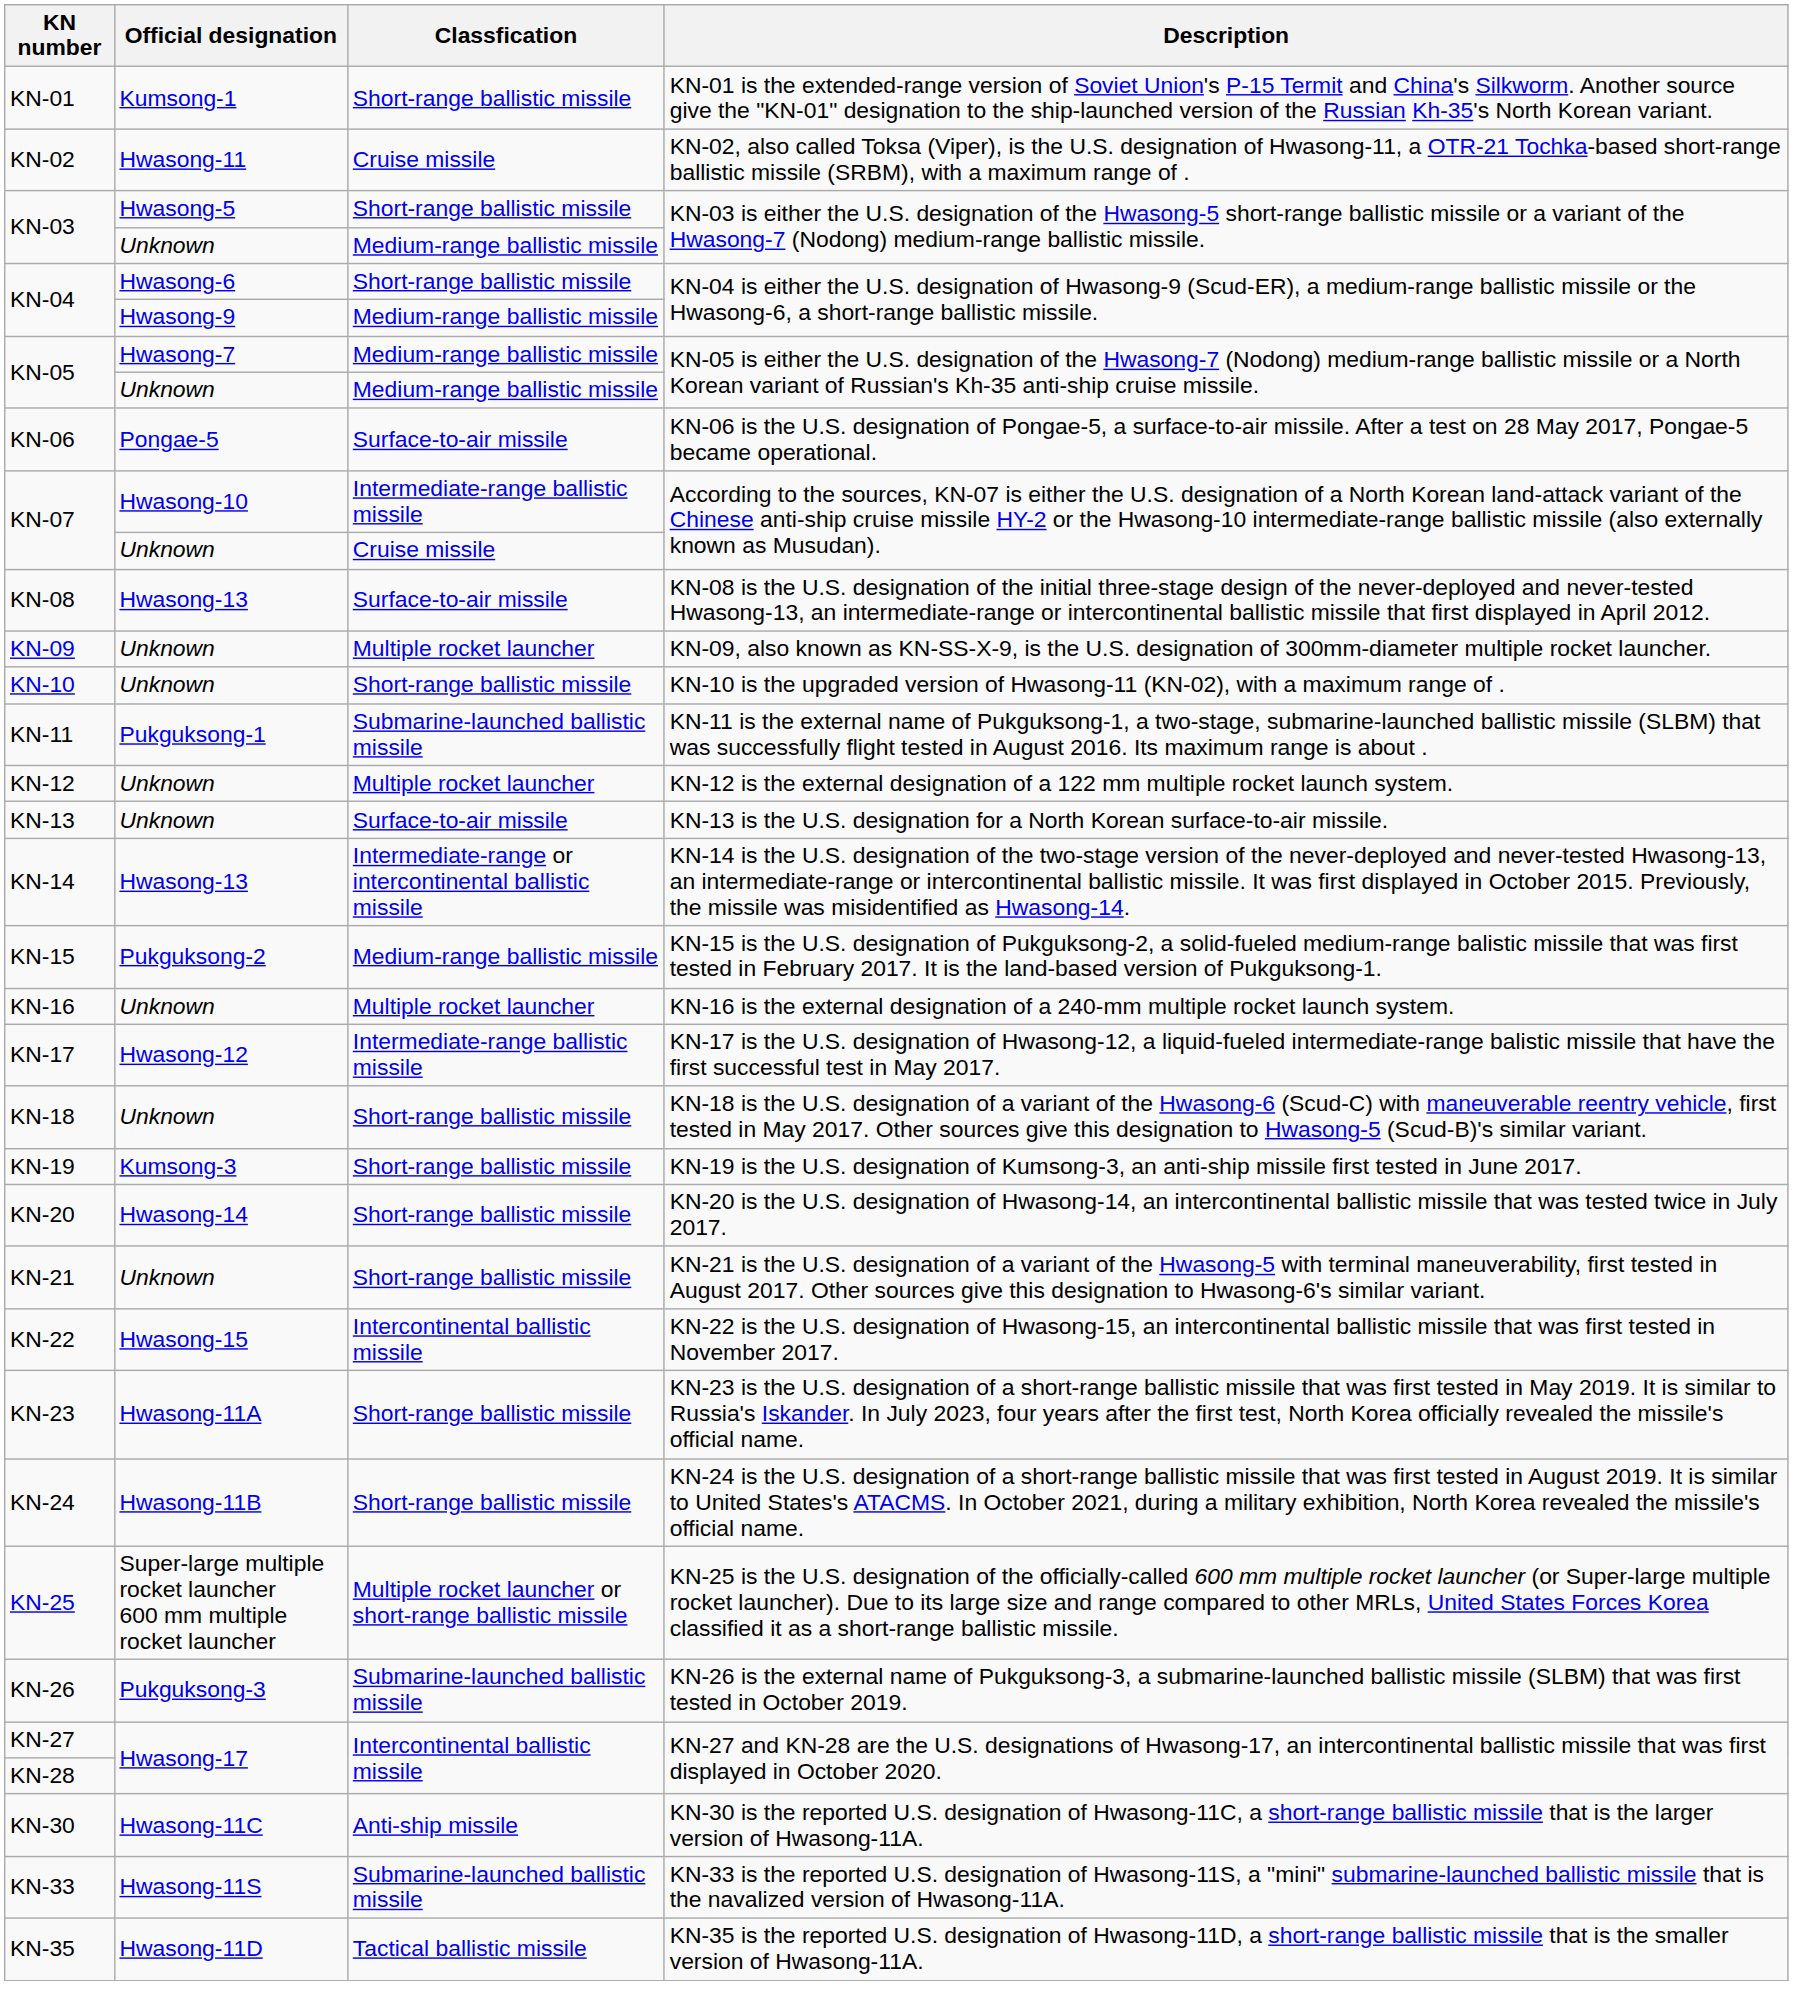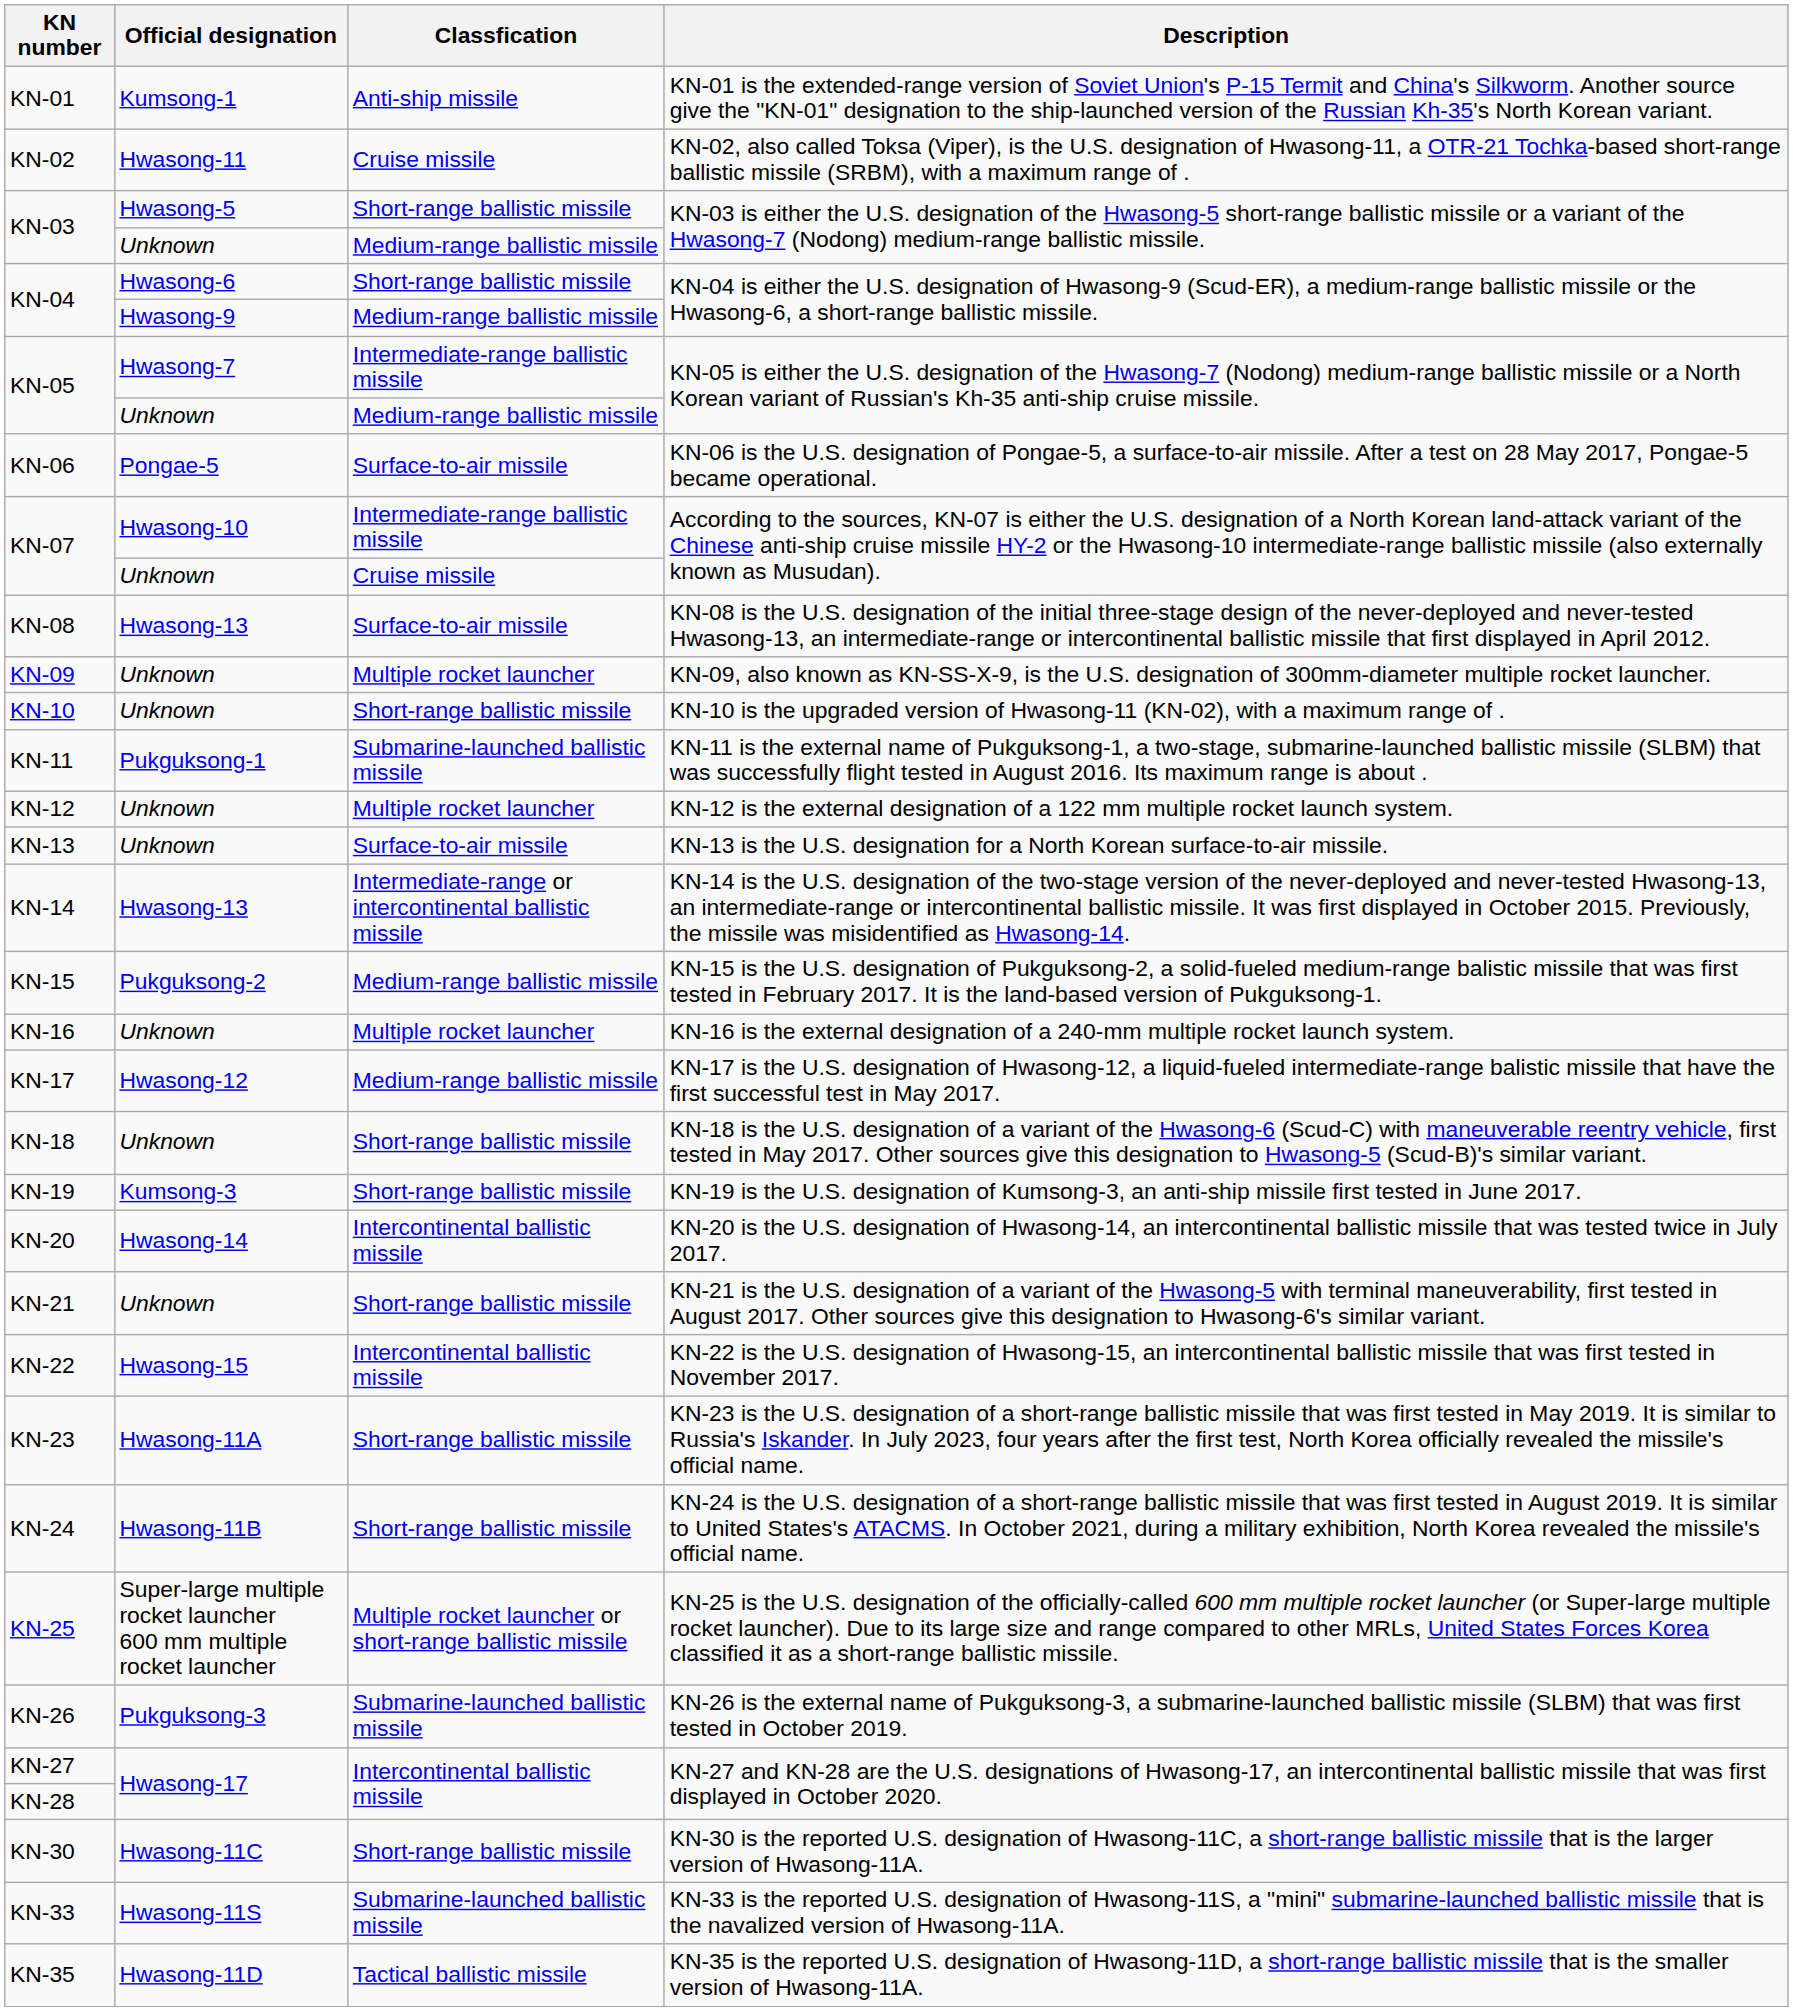(492, 97) Short-range ballistic missile -> (435, 97) Anti-ship missile
(505, 353) Medium-range ballistic missile -> (490, 366) Intermediate-range ballistic missile
(490, 1054) Intermediate-range ballistic missile -> (505, 1080) Medium-range ballistic missile
(492, 1215) Short-range ballistic missile -> (472, 1241) Intercontinental ballistic missile
(435, 1824) Anti-ship missile -> (492, 1850) Short-range ballistic missile
